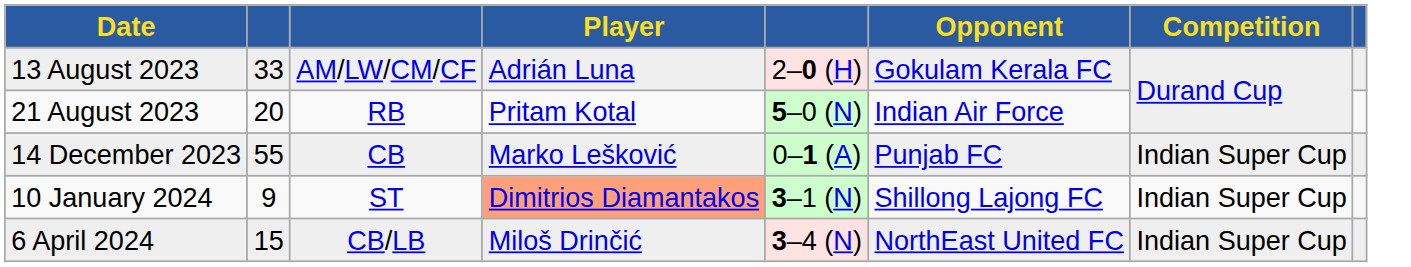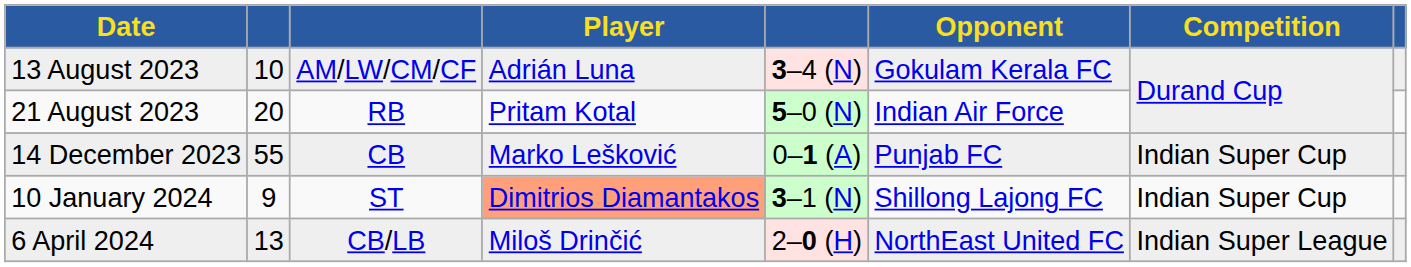(269, 69) 33 -> (269, 69) 10
(817, 69) 2–0 (H) -> (817, 69) 3–4 (N)
(269, 241) 15 -> (269, 241) 13
(817, 241) 3–4 (N) -> (817, 241) 2–0 (H)
(1242, 241) Indian Super Cup -> (1262, 241) Indian Super League
